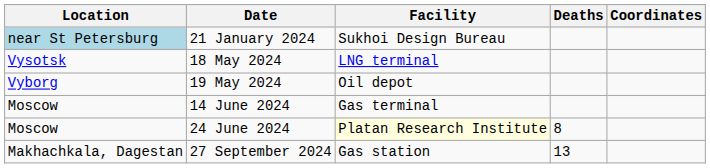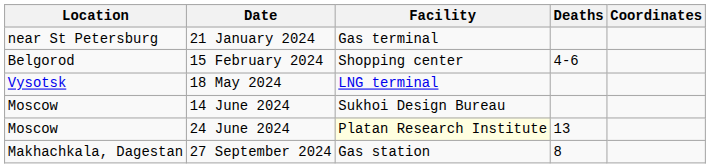(83, 39) lightblue background -> (83, 39) no background
(422, 39) Sukhoi Design Bureau -> (388, 39) Gas terminal
+ row: (257, 61)
- row: (236, 84)
(388, 107) Gas terminal -> (422, 107) Sukhoi Design Bureau
(558, 129) 8 -> (562, 129) 13
(562, 152) 13 -> (558, 152) 8
